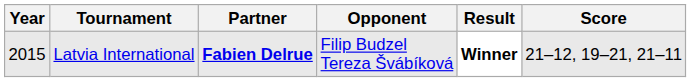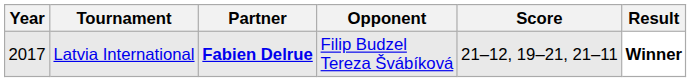columns swapped: (604, 18) <-> (489, 18)
(27, 54) 2015 -> (27, 54) 2017
